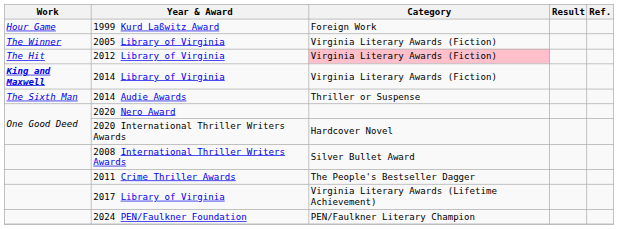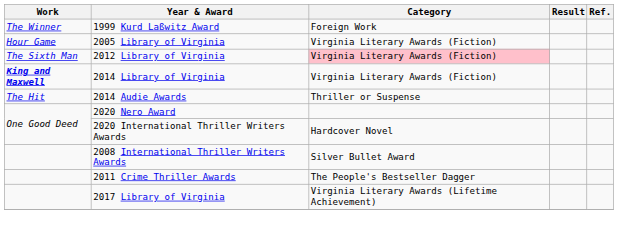(31, 27) Hour Game -> (34, 27) The Winner
(34, 41) The Winner -> (31, 41) Hour Game
(26, 56) The Hit -> (42, 56) The Sixth Man
(42, 96) The Sixth Man -> (26, 96) The Hit
- row: (170, 217)
